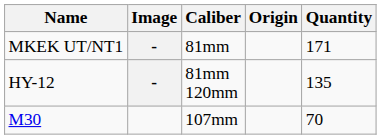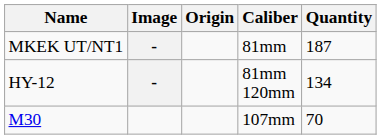columns swapped: (273, 18) <-> (213, 18)
(319, 45) 171 -> (319, 45) 187
(319, 82) 135 -> (319, 82) 134
